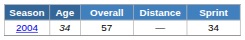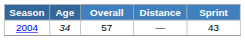(213, 28) 34 -> (213, 28) 43
